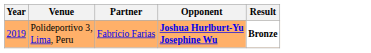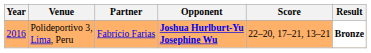+ column: (289, 12)
(16, 34) 2019 -> (16, 34) 2016
